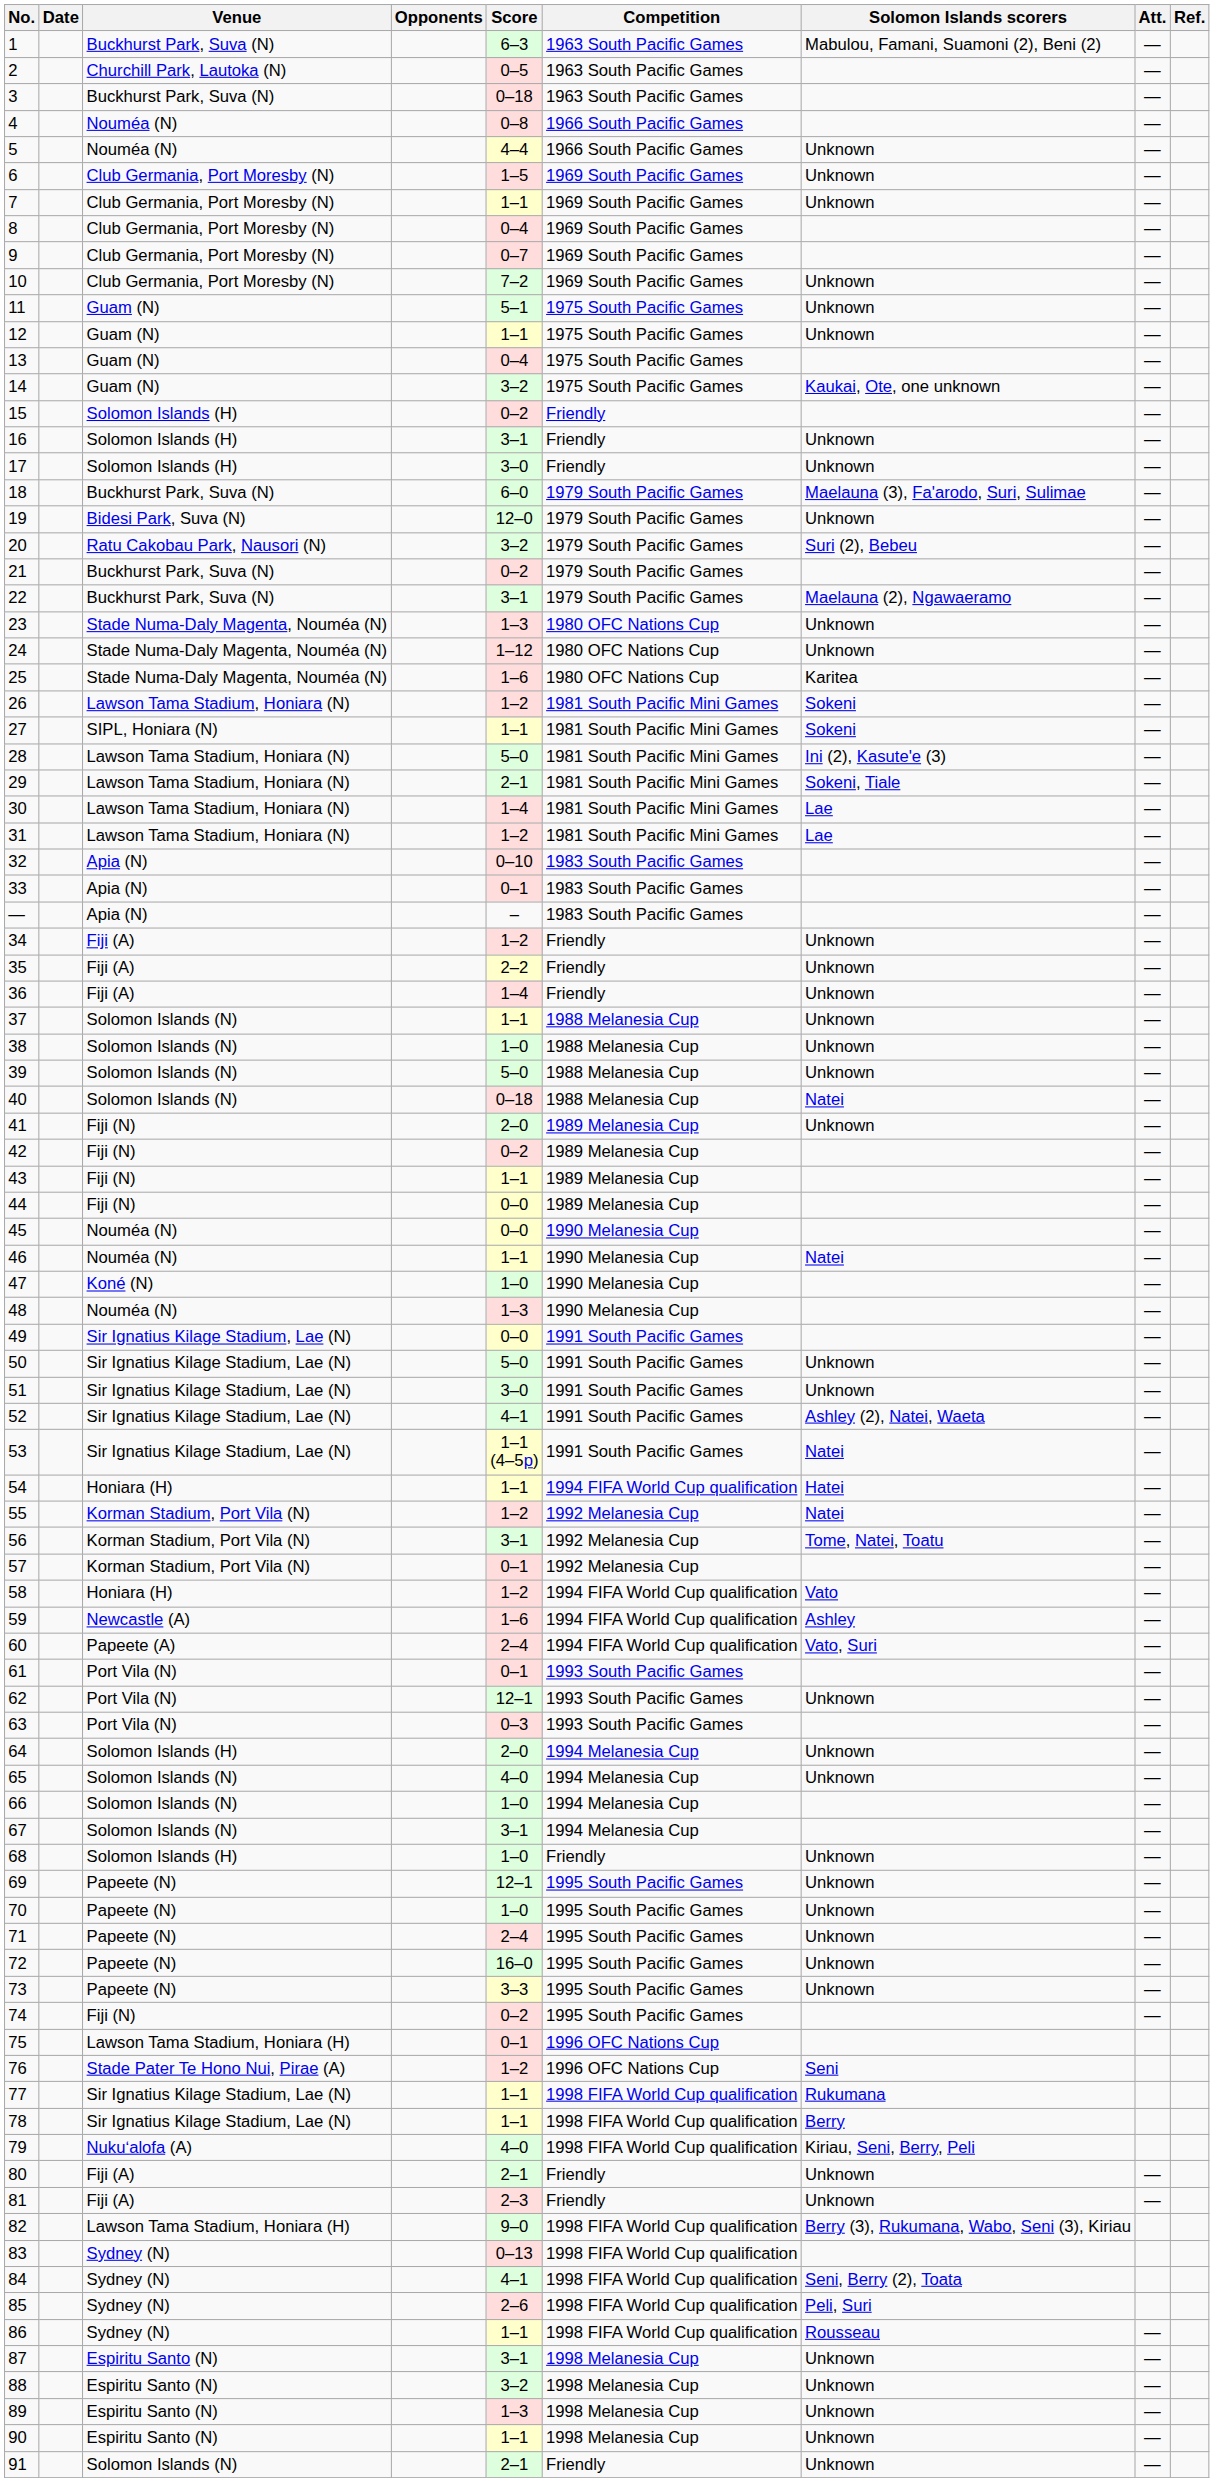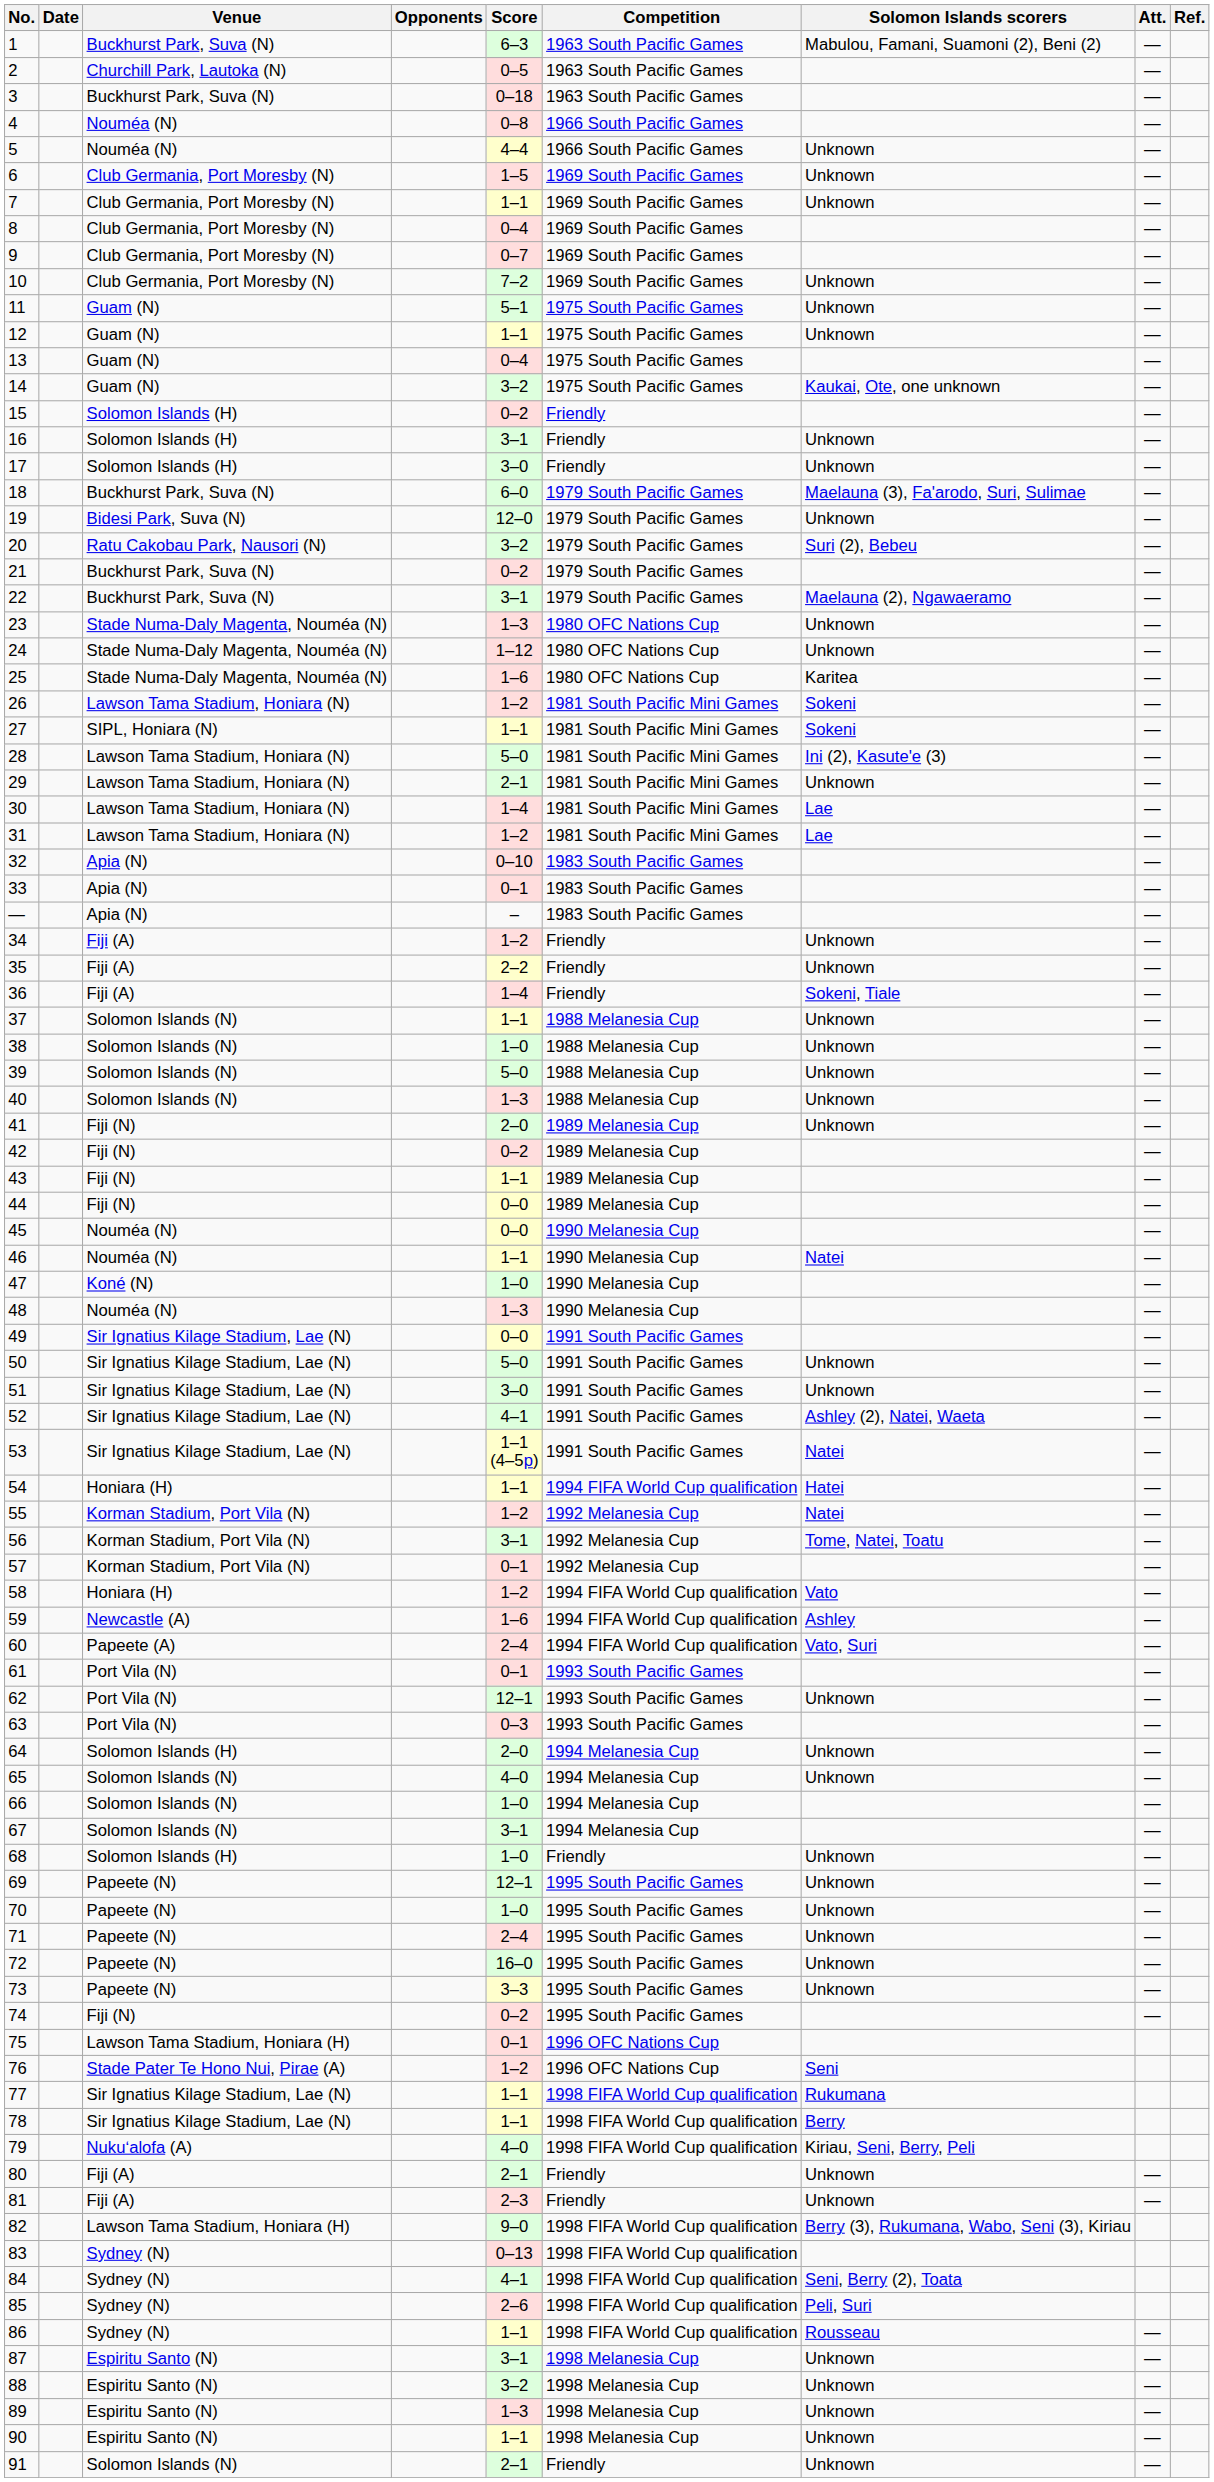(853, 783) Sokeni, Tiale -> (840, 783) Unknown
(840, 994) Unknown -> (853, 994) Sokeni, Tiale
(514, 1099) 0–18 -> (514, 1099) 1–3
(824, 1099) Natei -> (840, 1099) Unknown
